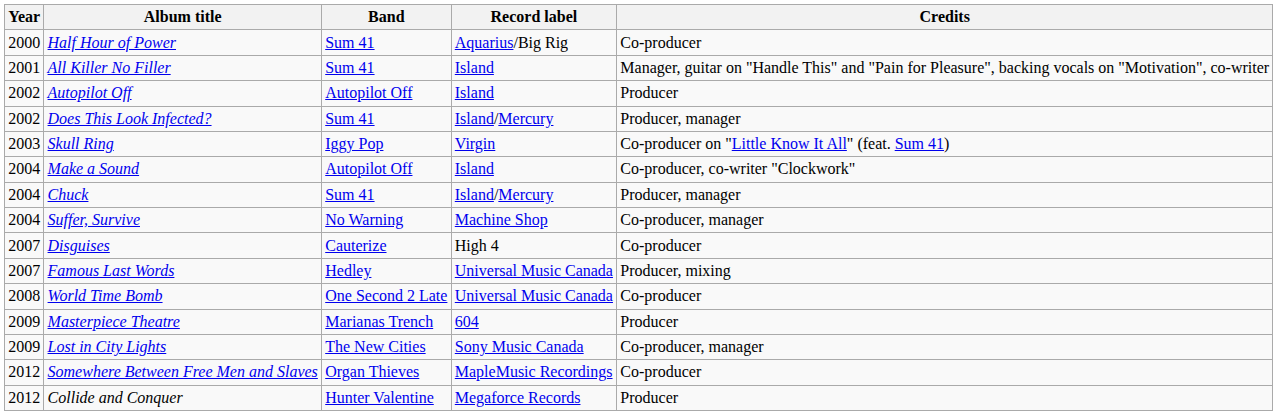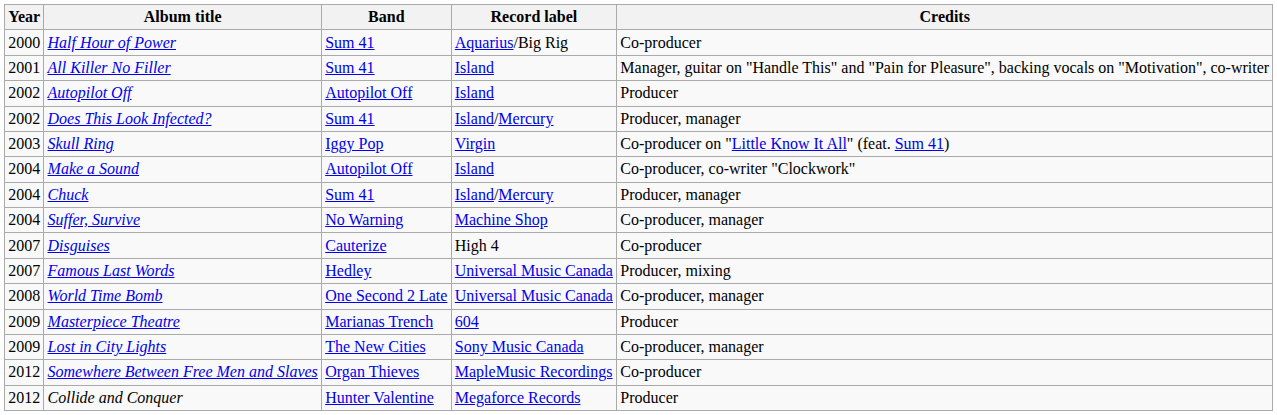(661, 296) Co-producer -> (692, 296) Co-producer, manager
